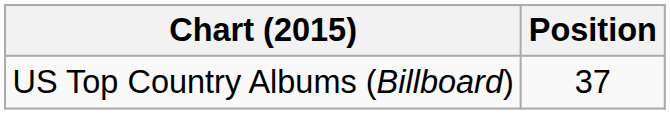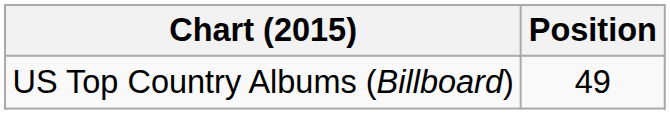(593, 81) 37 -> (593, 81) 49
